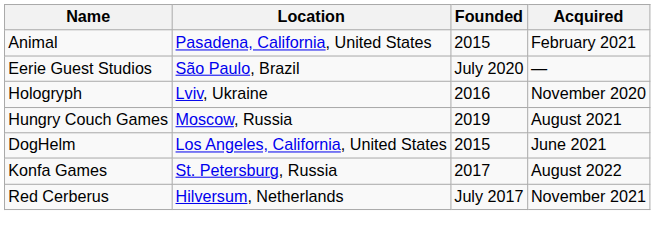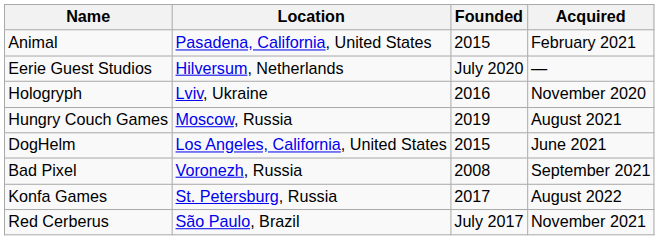(238, 68) São Paulo, Brazil -> (260, 68) Hilversum, Netherlands
+ row: (42, 171)
(260, 196) Hilversum, Netherlands -> (238, 222) São Paulo, Brazil
